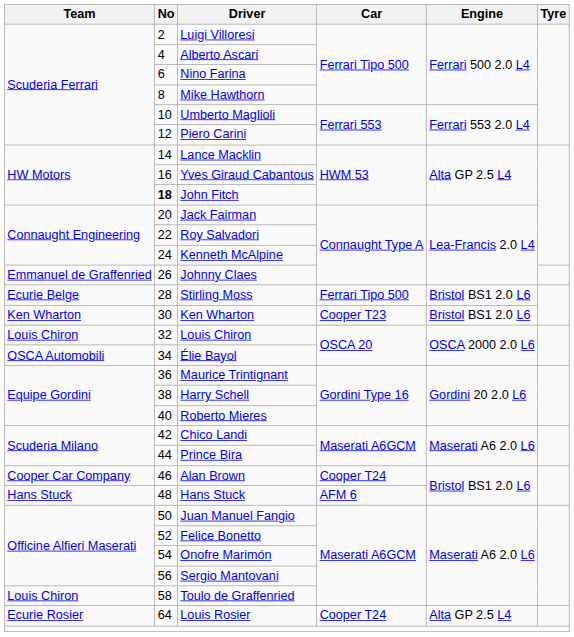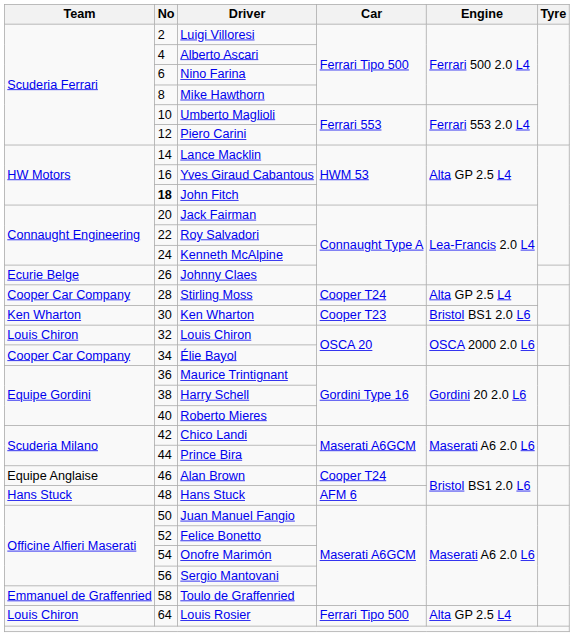(80, 275) Emmanuel de Graffenried -> (43, 275) Ecurie Belge
(43, 295) Ecurie Belge -> (69, 295) Cooper Car Company
(364, 295) Ferrari Tipo 500 -> (353, 295) Cooper T24
(480, 295) Bristol BS1 2.0 L6 -> (470, 295) Alta GP 2.5 L4
(56, 355) OSCA Automobili -> (69, 355) Cooper Car Company
(69, 475) Cooper Car Company -> (53, 475) Equipe Anglaise
(43, 595) Louis Chiron -> (80, 595) Emmanuel de Graffenried
(45, 615) Ecurie Rosier -> (43, 615) Louis Chiron
(353, 615) Cooper T24 -> (364, 615) Ferrari Tipo 500
